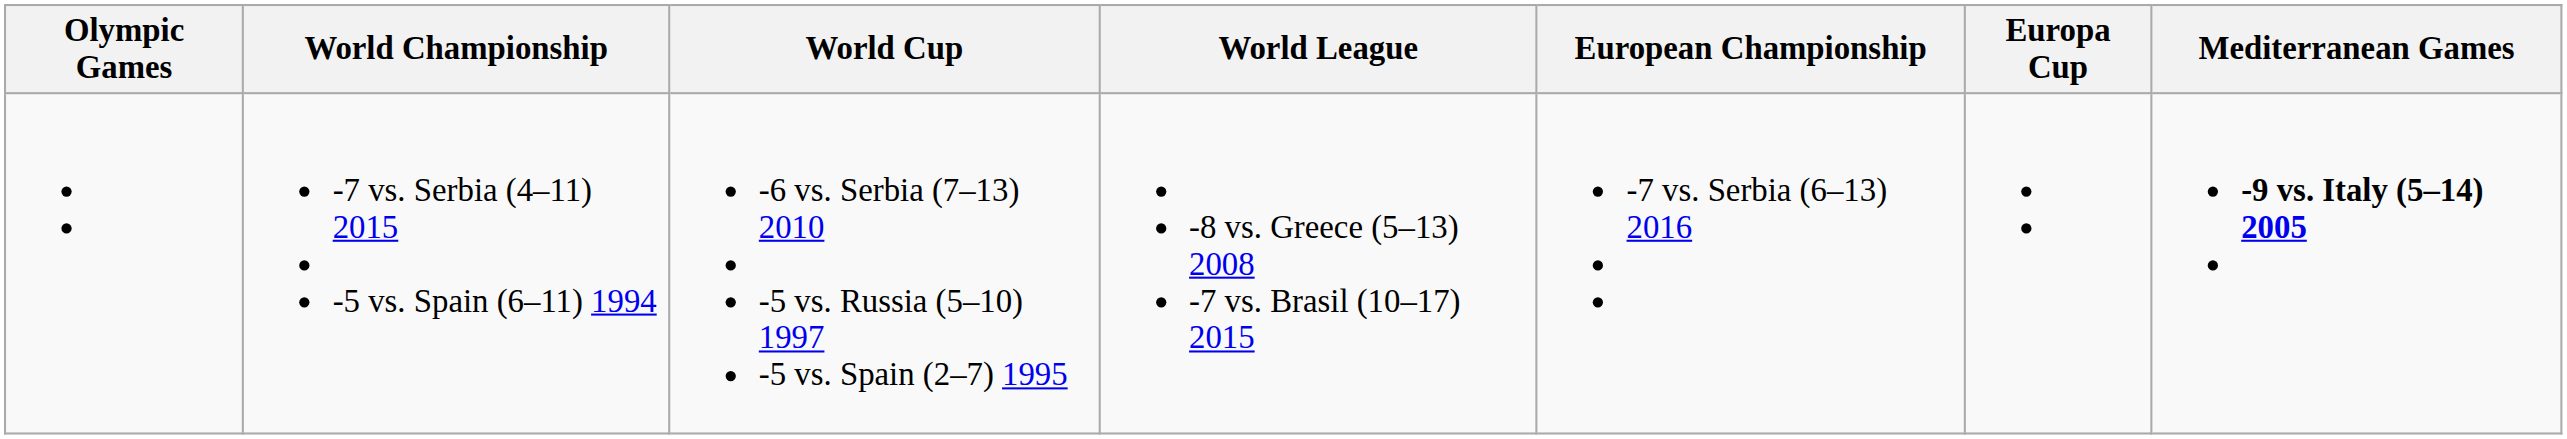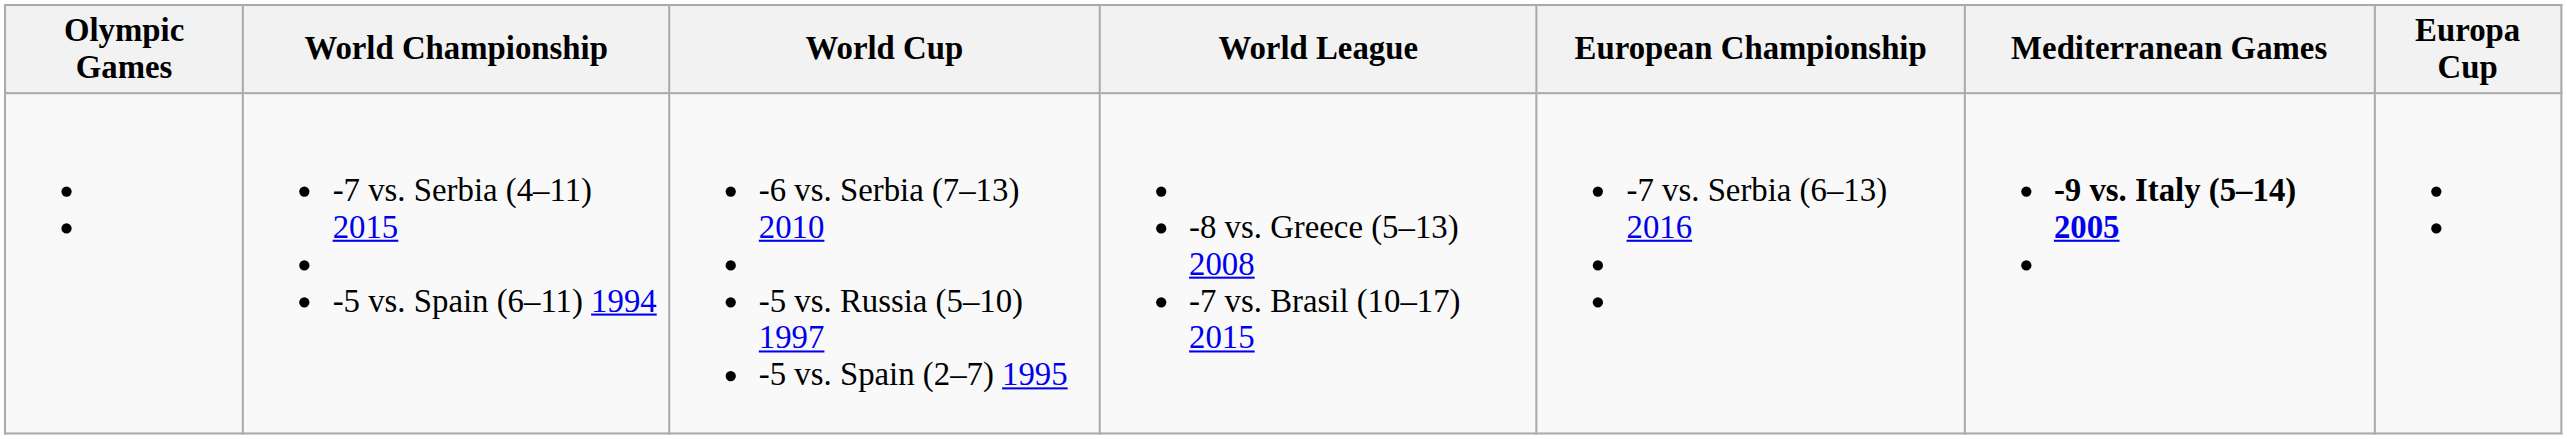columns swapped: (2058, 48) <-> (2357, 48)
